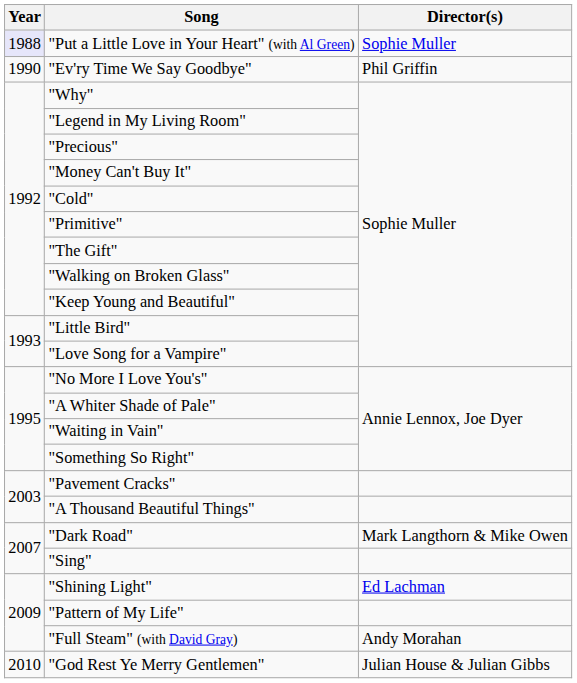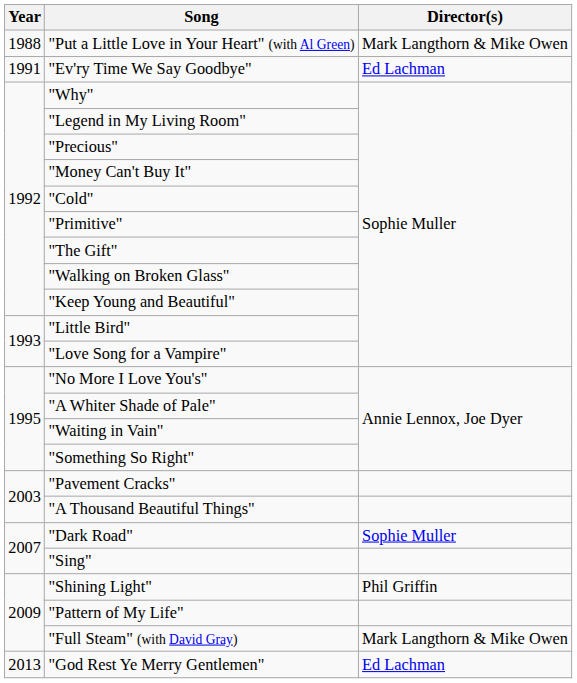(25, 43) lavender background -> (25, 43) no background
(409, 43) Sophie Muller -> (465, 43) Mark Langthorn & Mike Owen
(25, 69) 1990 -> (25, 69) 1991
(400, 69) Phil Griffin -> (404, 69) Ed Lachman
(465, 535) Mark Langthorn & Mike Owen -> (409, 535) Sophie Muller
(404, 586) Ed Lachman -> (400, 586) Phil Griffin
(412, 638) Andy Morahan -> (465, 638) Mark Langthorn & Mike Owen
(25, 664) 2010 -> (25, 664) 2013
(456, 664) Julian House & Julian Gibbs -> (404, 664) Ed Lachman
